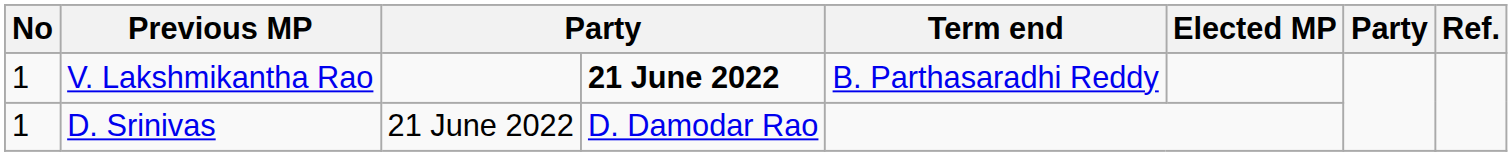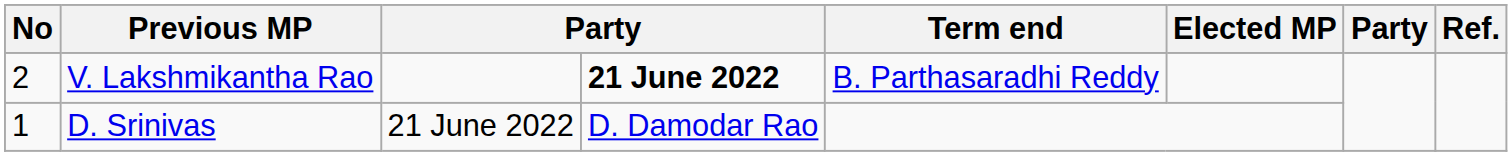(21, 77) 1 -> (21, 77) 2
